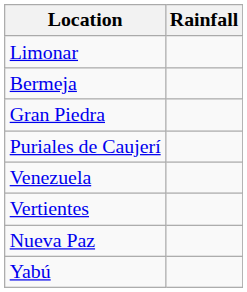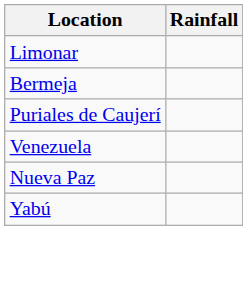- row: (57, 114)
- row: (49, 209)
